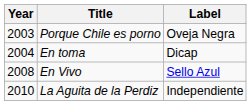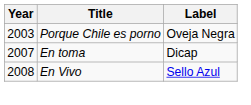(21, 53) 2004 -> (21, 53) 2007
- row: (99, 91)
